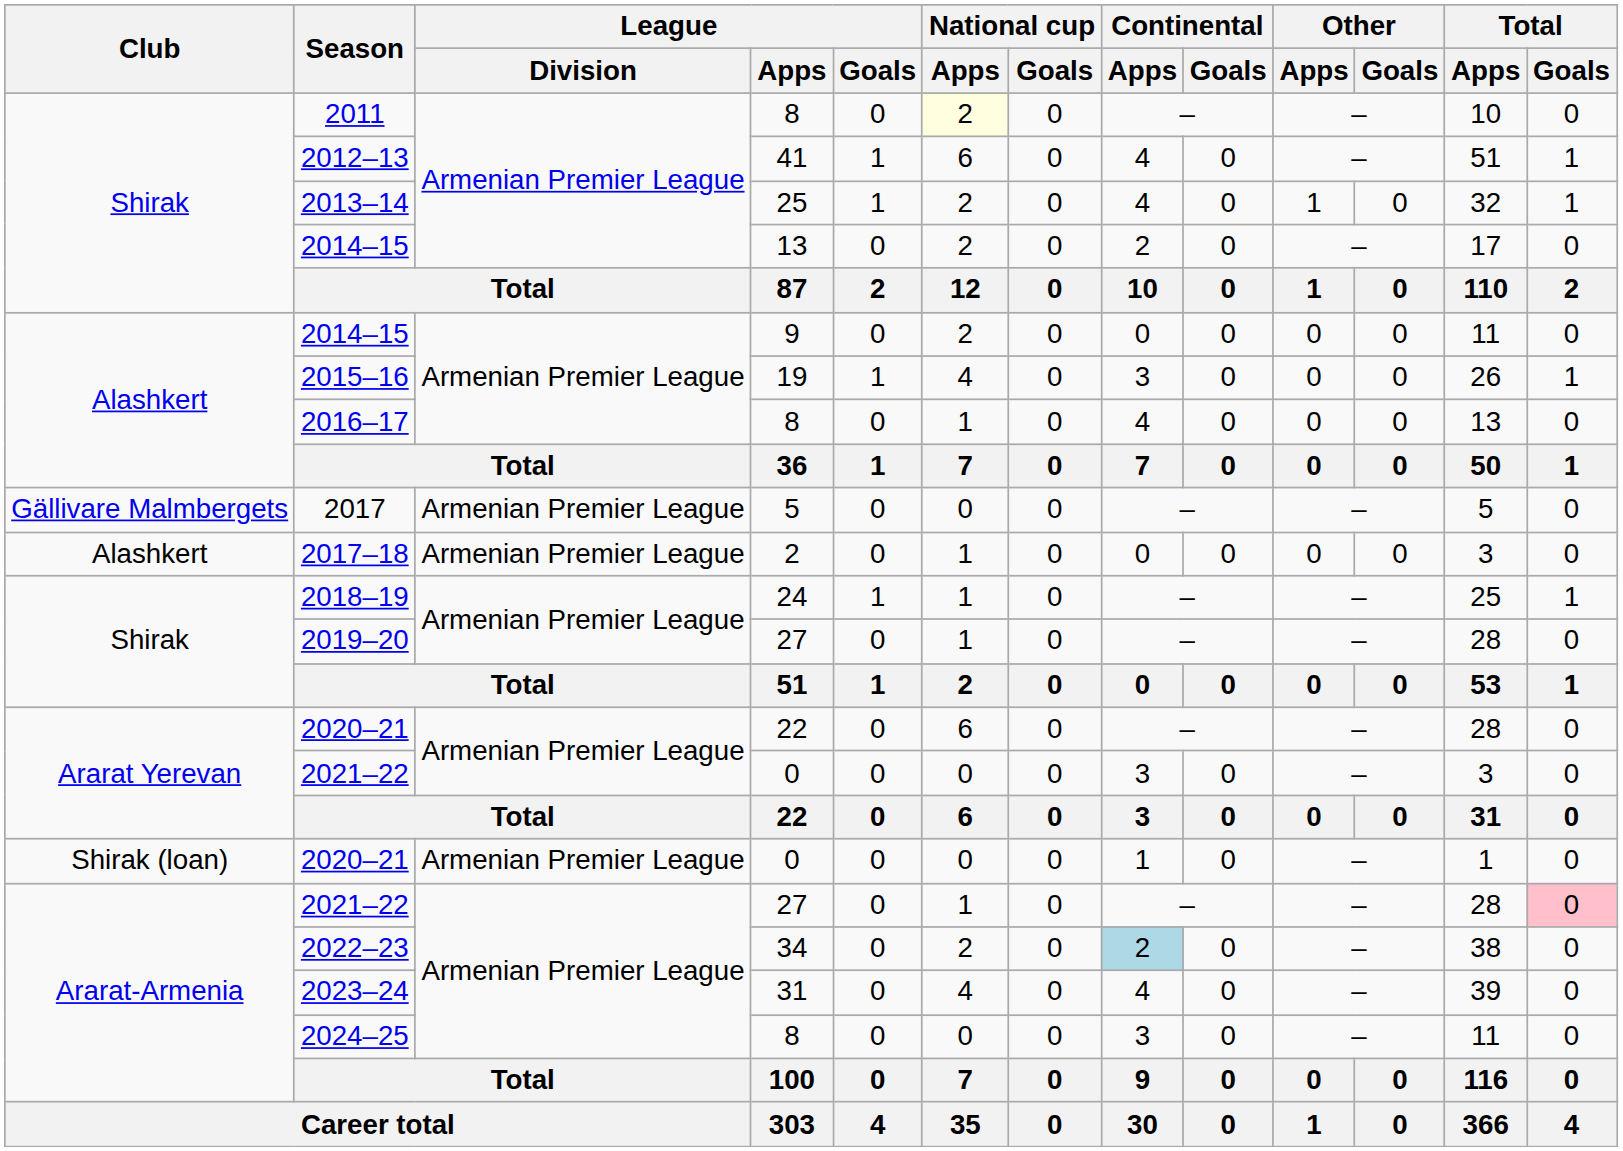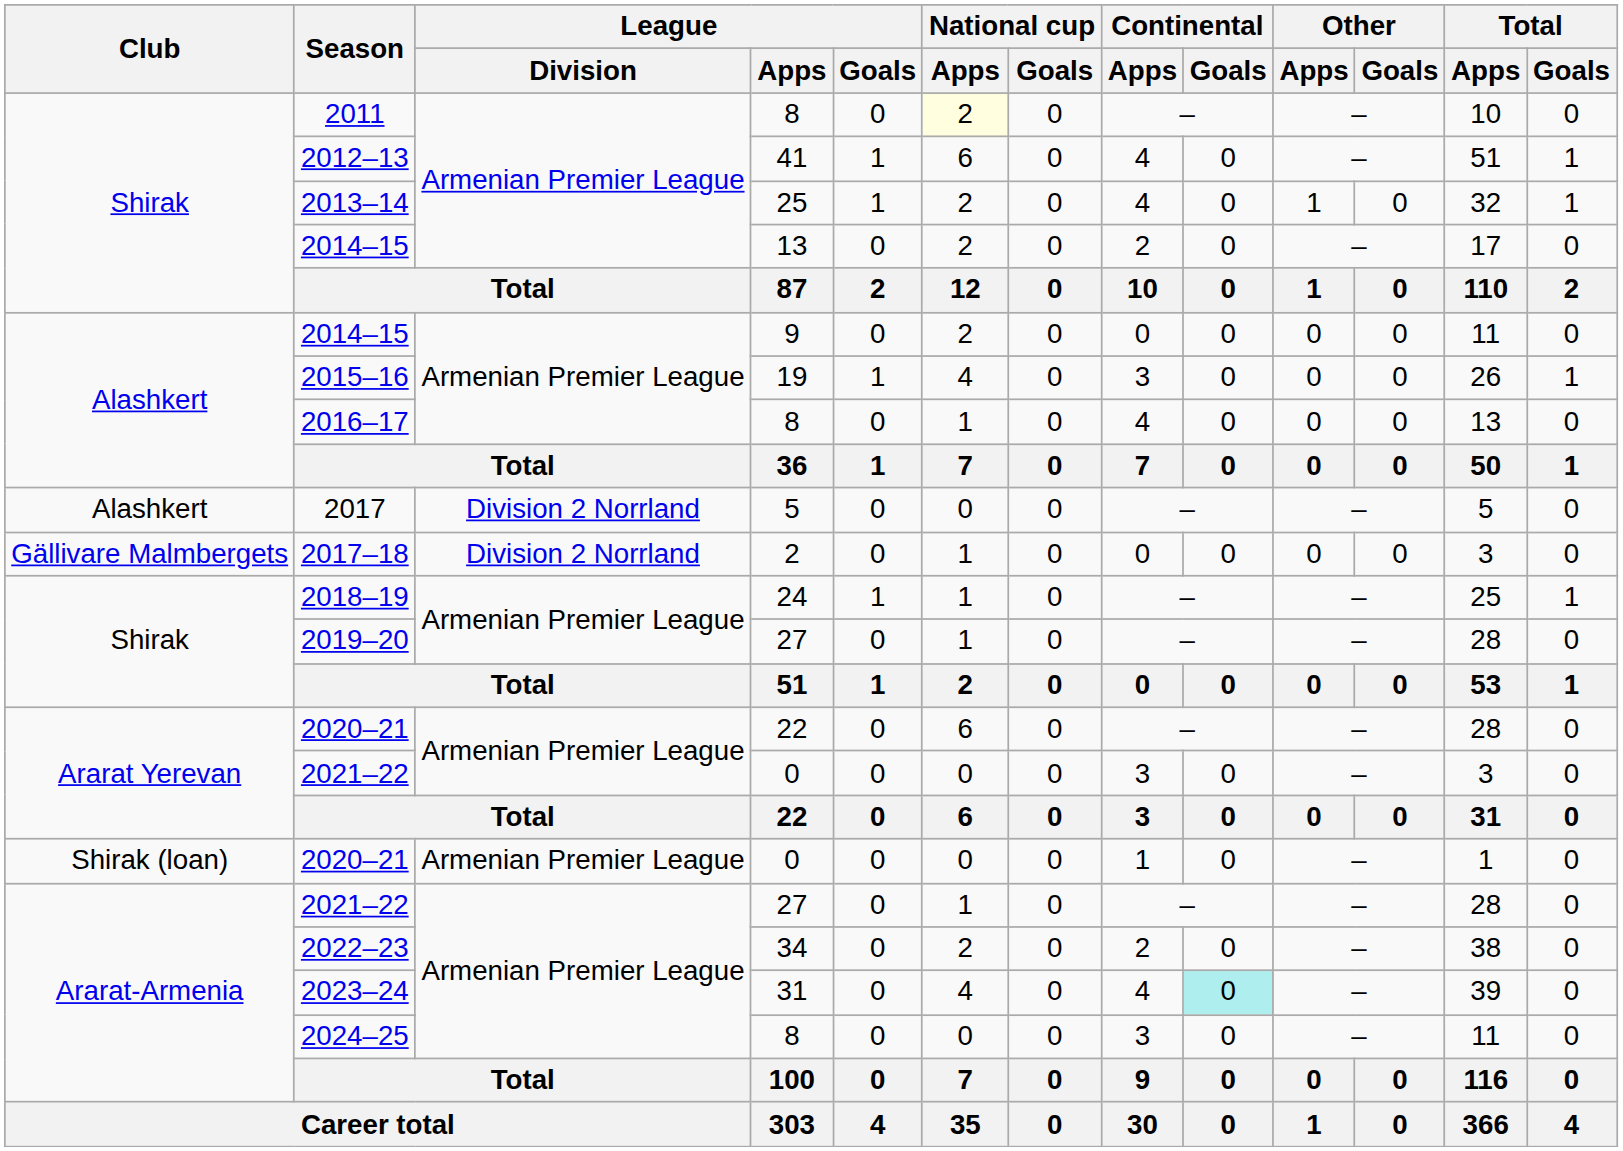(150, 509) Gällivare Malmbergets -> (150, 509) Alashkert
(583, 509) Armenian Premier League -> (583, 509) Division 2 Norrland
(150, 553) Alashkert -> (150, 553) Gällivare Malmbergets
(583, 553) Armenian Premier League -> (583, 553) Division 2 Norrland
(1572, 904) pink background -> (1572, 904) no background
(1142, 948) lightblue background -> (1142, 948) no background
(1228, 992) no background -> (1228, 992) paleturquoise background
